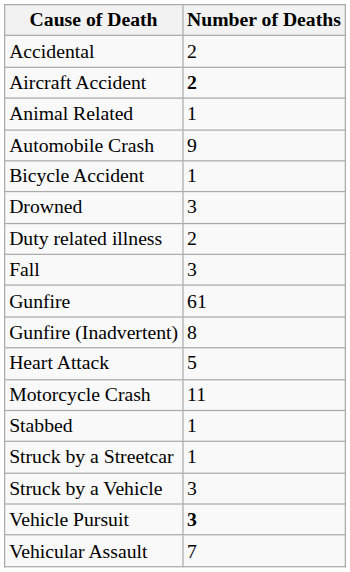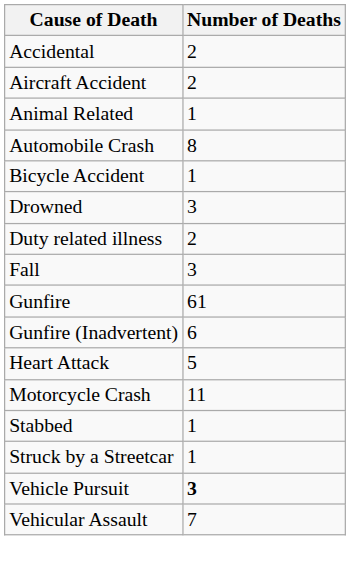(192, 82) bold -> (192, 82) normal
(192, 144) 9 -> (192, 144) 8
(192, 332) 8 -> (192, 332) 6
- row: (86, 488)
